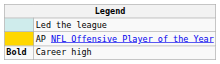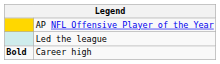rows swapped: (125, 39) <-> (71, 25)
